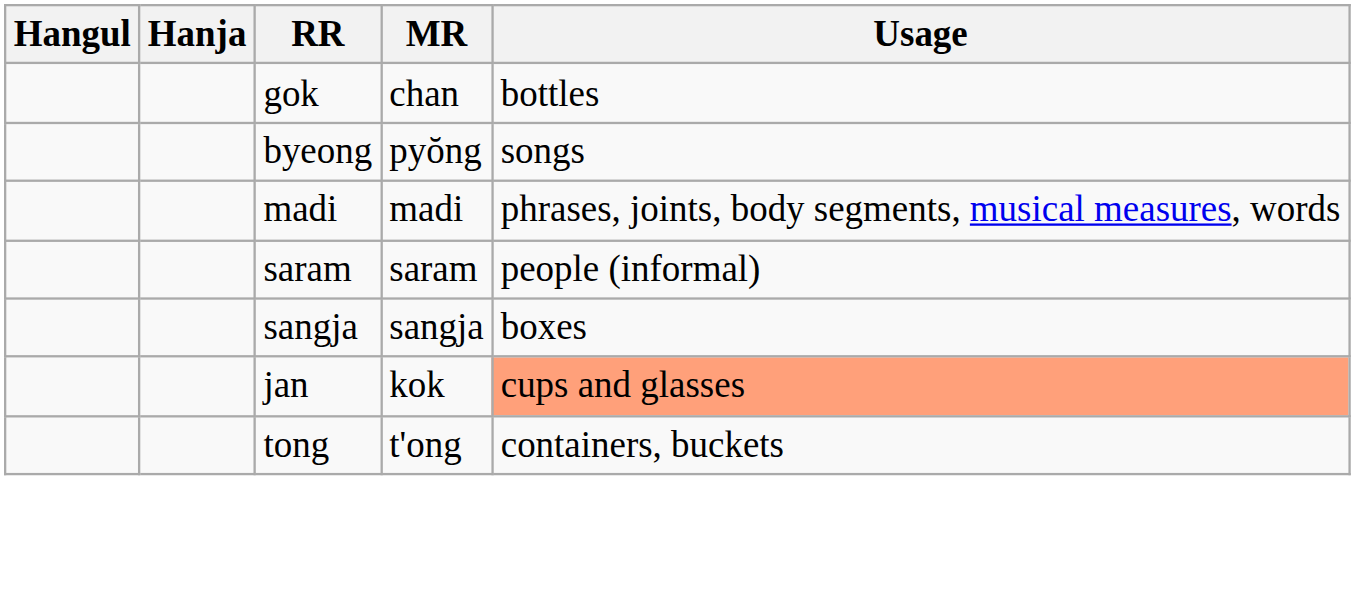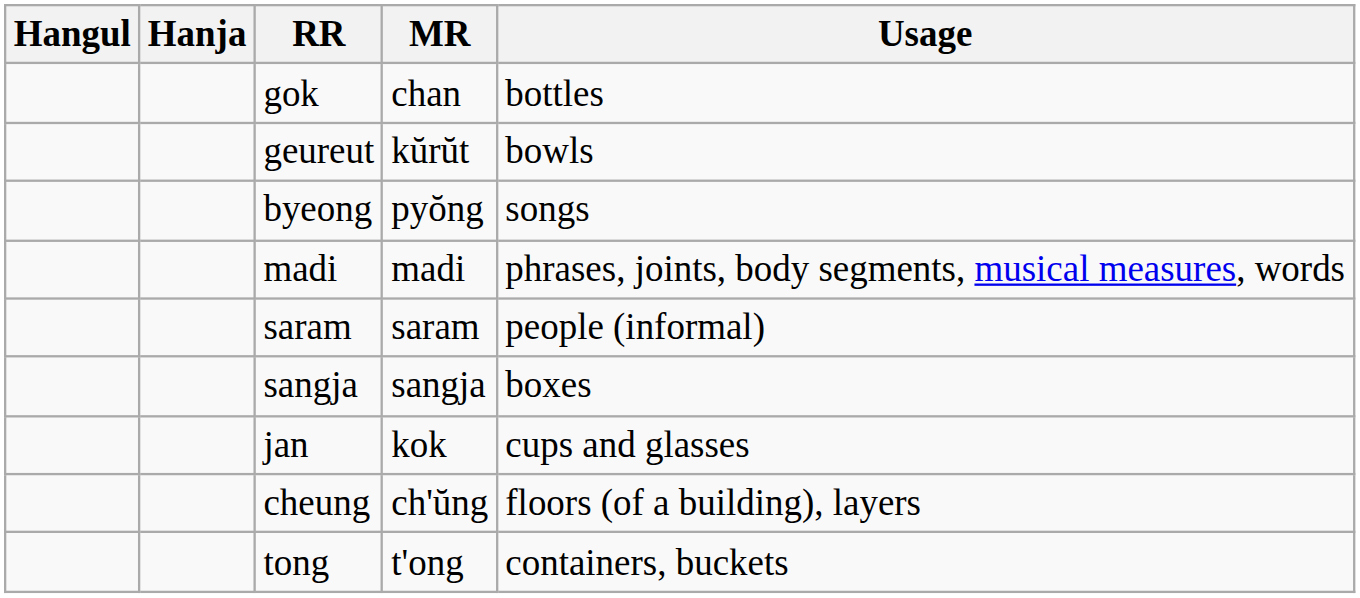+ row: (319, 151)
(623, 385) lightsalmon background -> (627, 444) no background
+ row: (317, 502)
